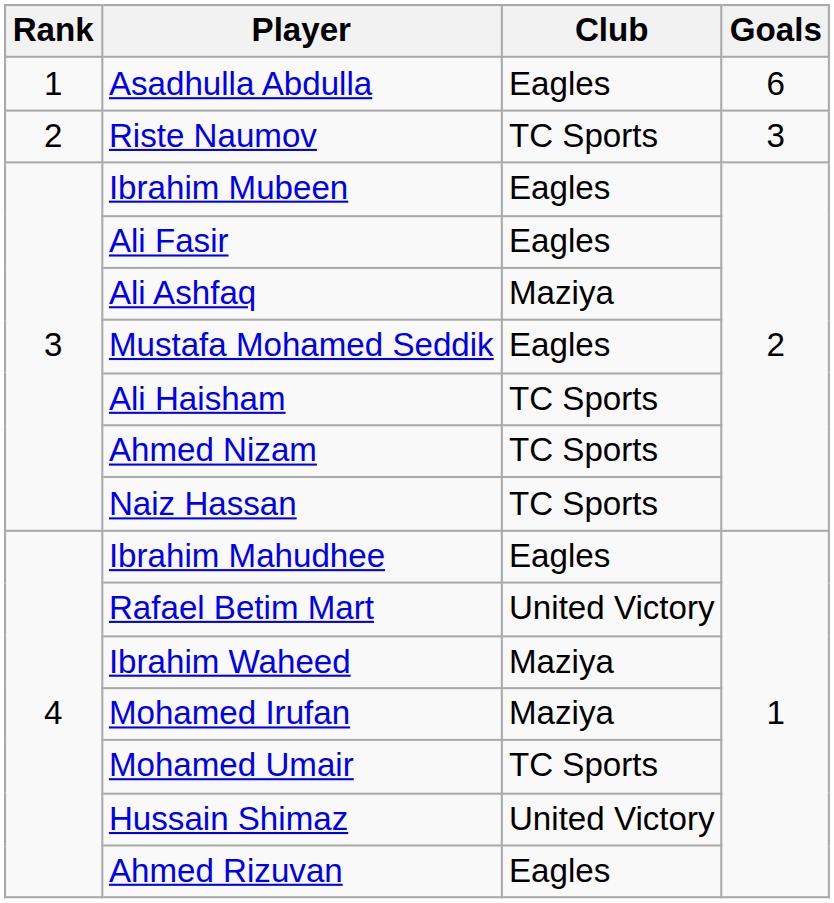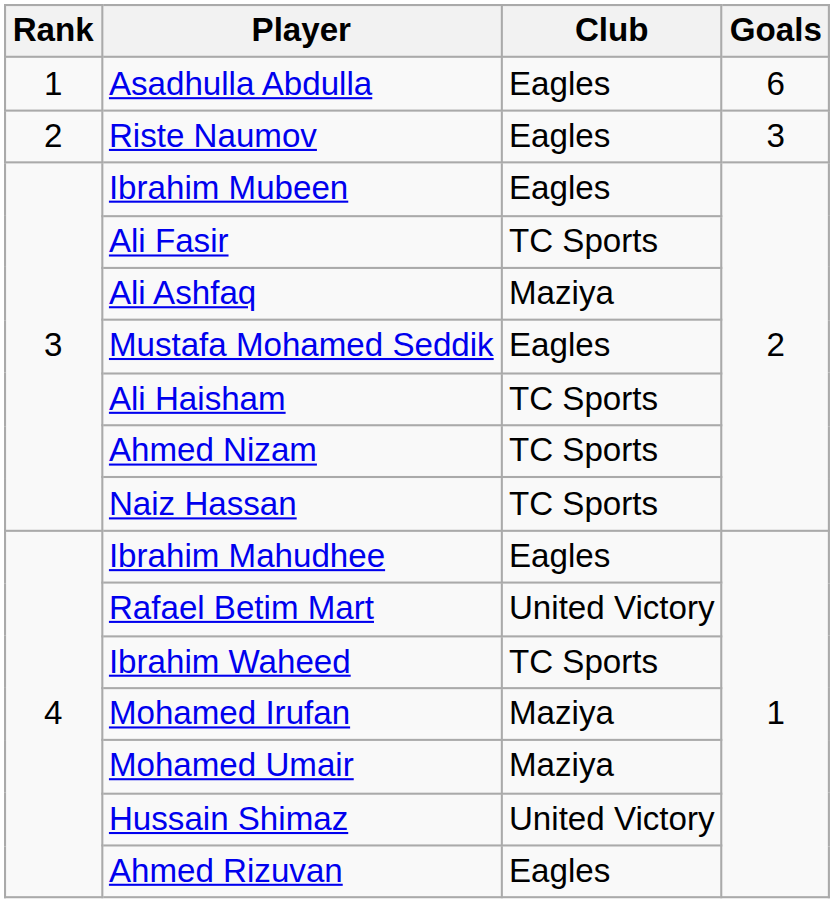(583, 135) TC Sports -> (560, 135) Eagles
(560, 240) Eagles -> (583, 240) TC Sports
(561, 661) Maziya -> (583, 661) TC Sports
(583, 766) TC Sports -> (561, 766) Maziya
